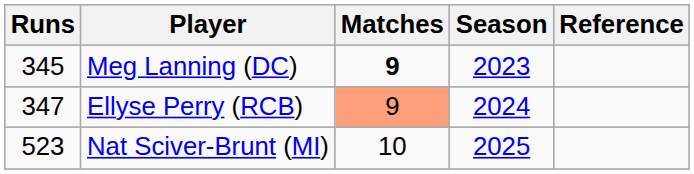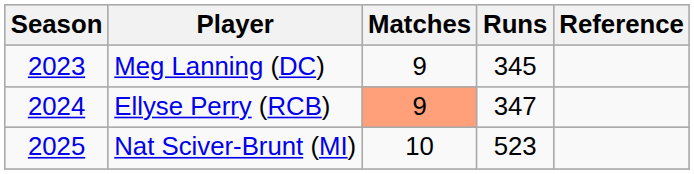columns swapped: (502, 24) <-> (43, 24)
(392, 65) bold -> (420, 65) normal
